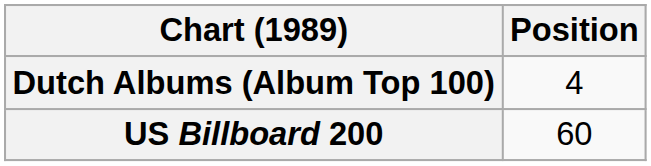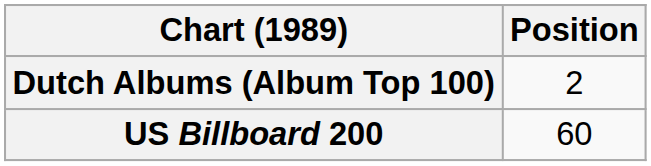(574, 82) 4 -> (574, 82) 2
